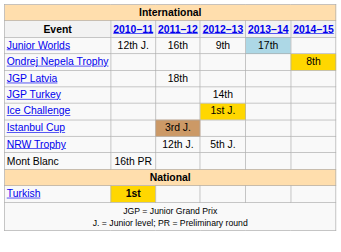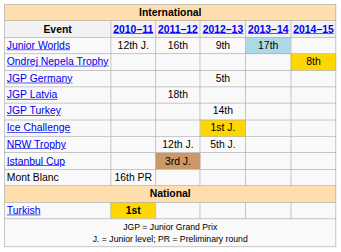+ row: (40, 78)
rows swapped: (36, 128) <-> (36, 144)
